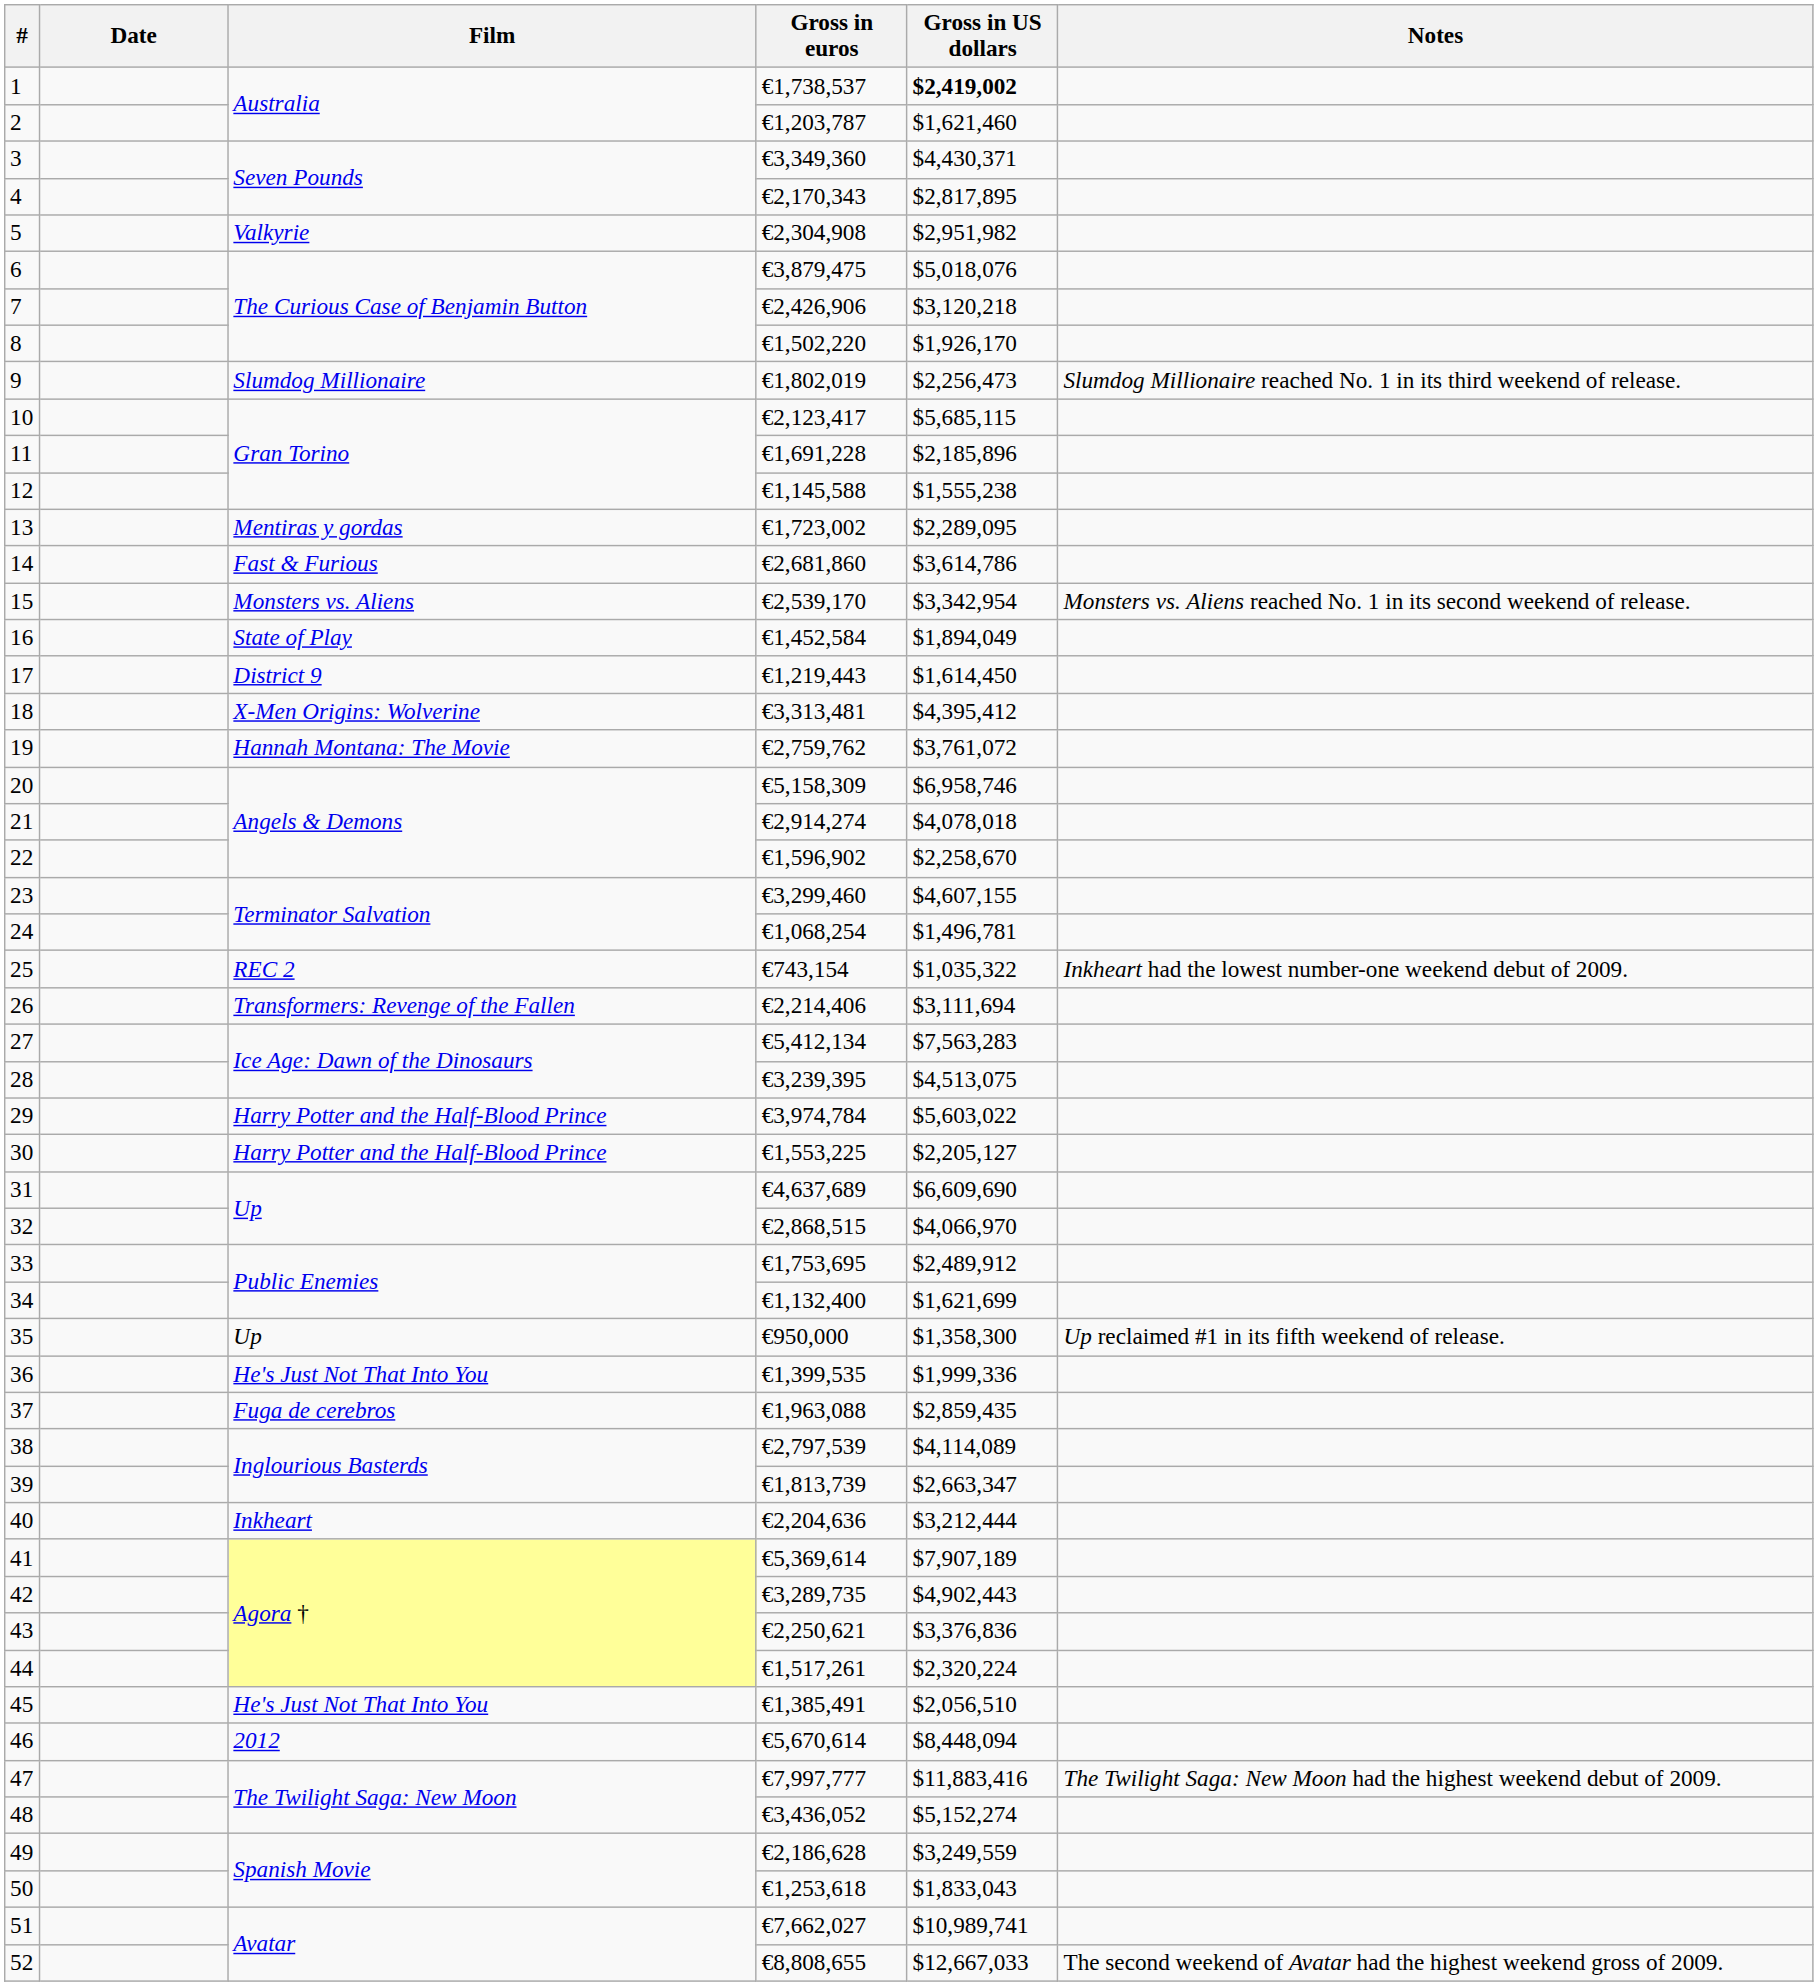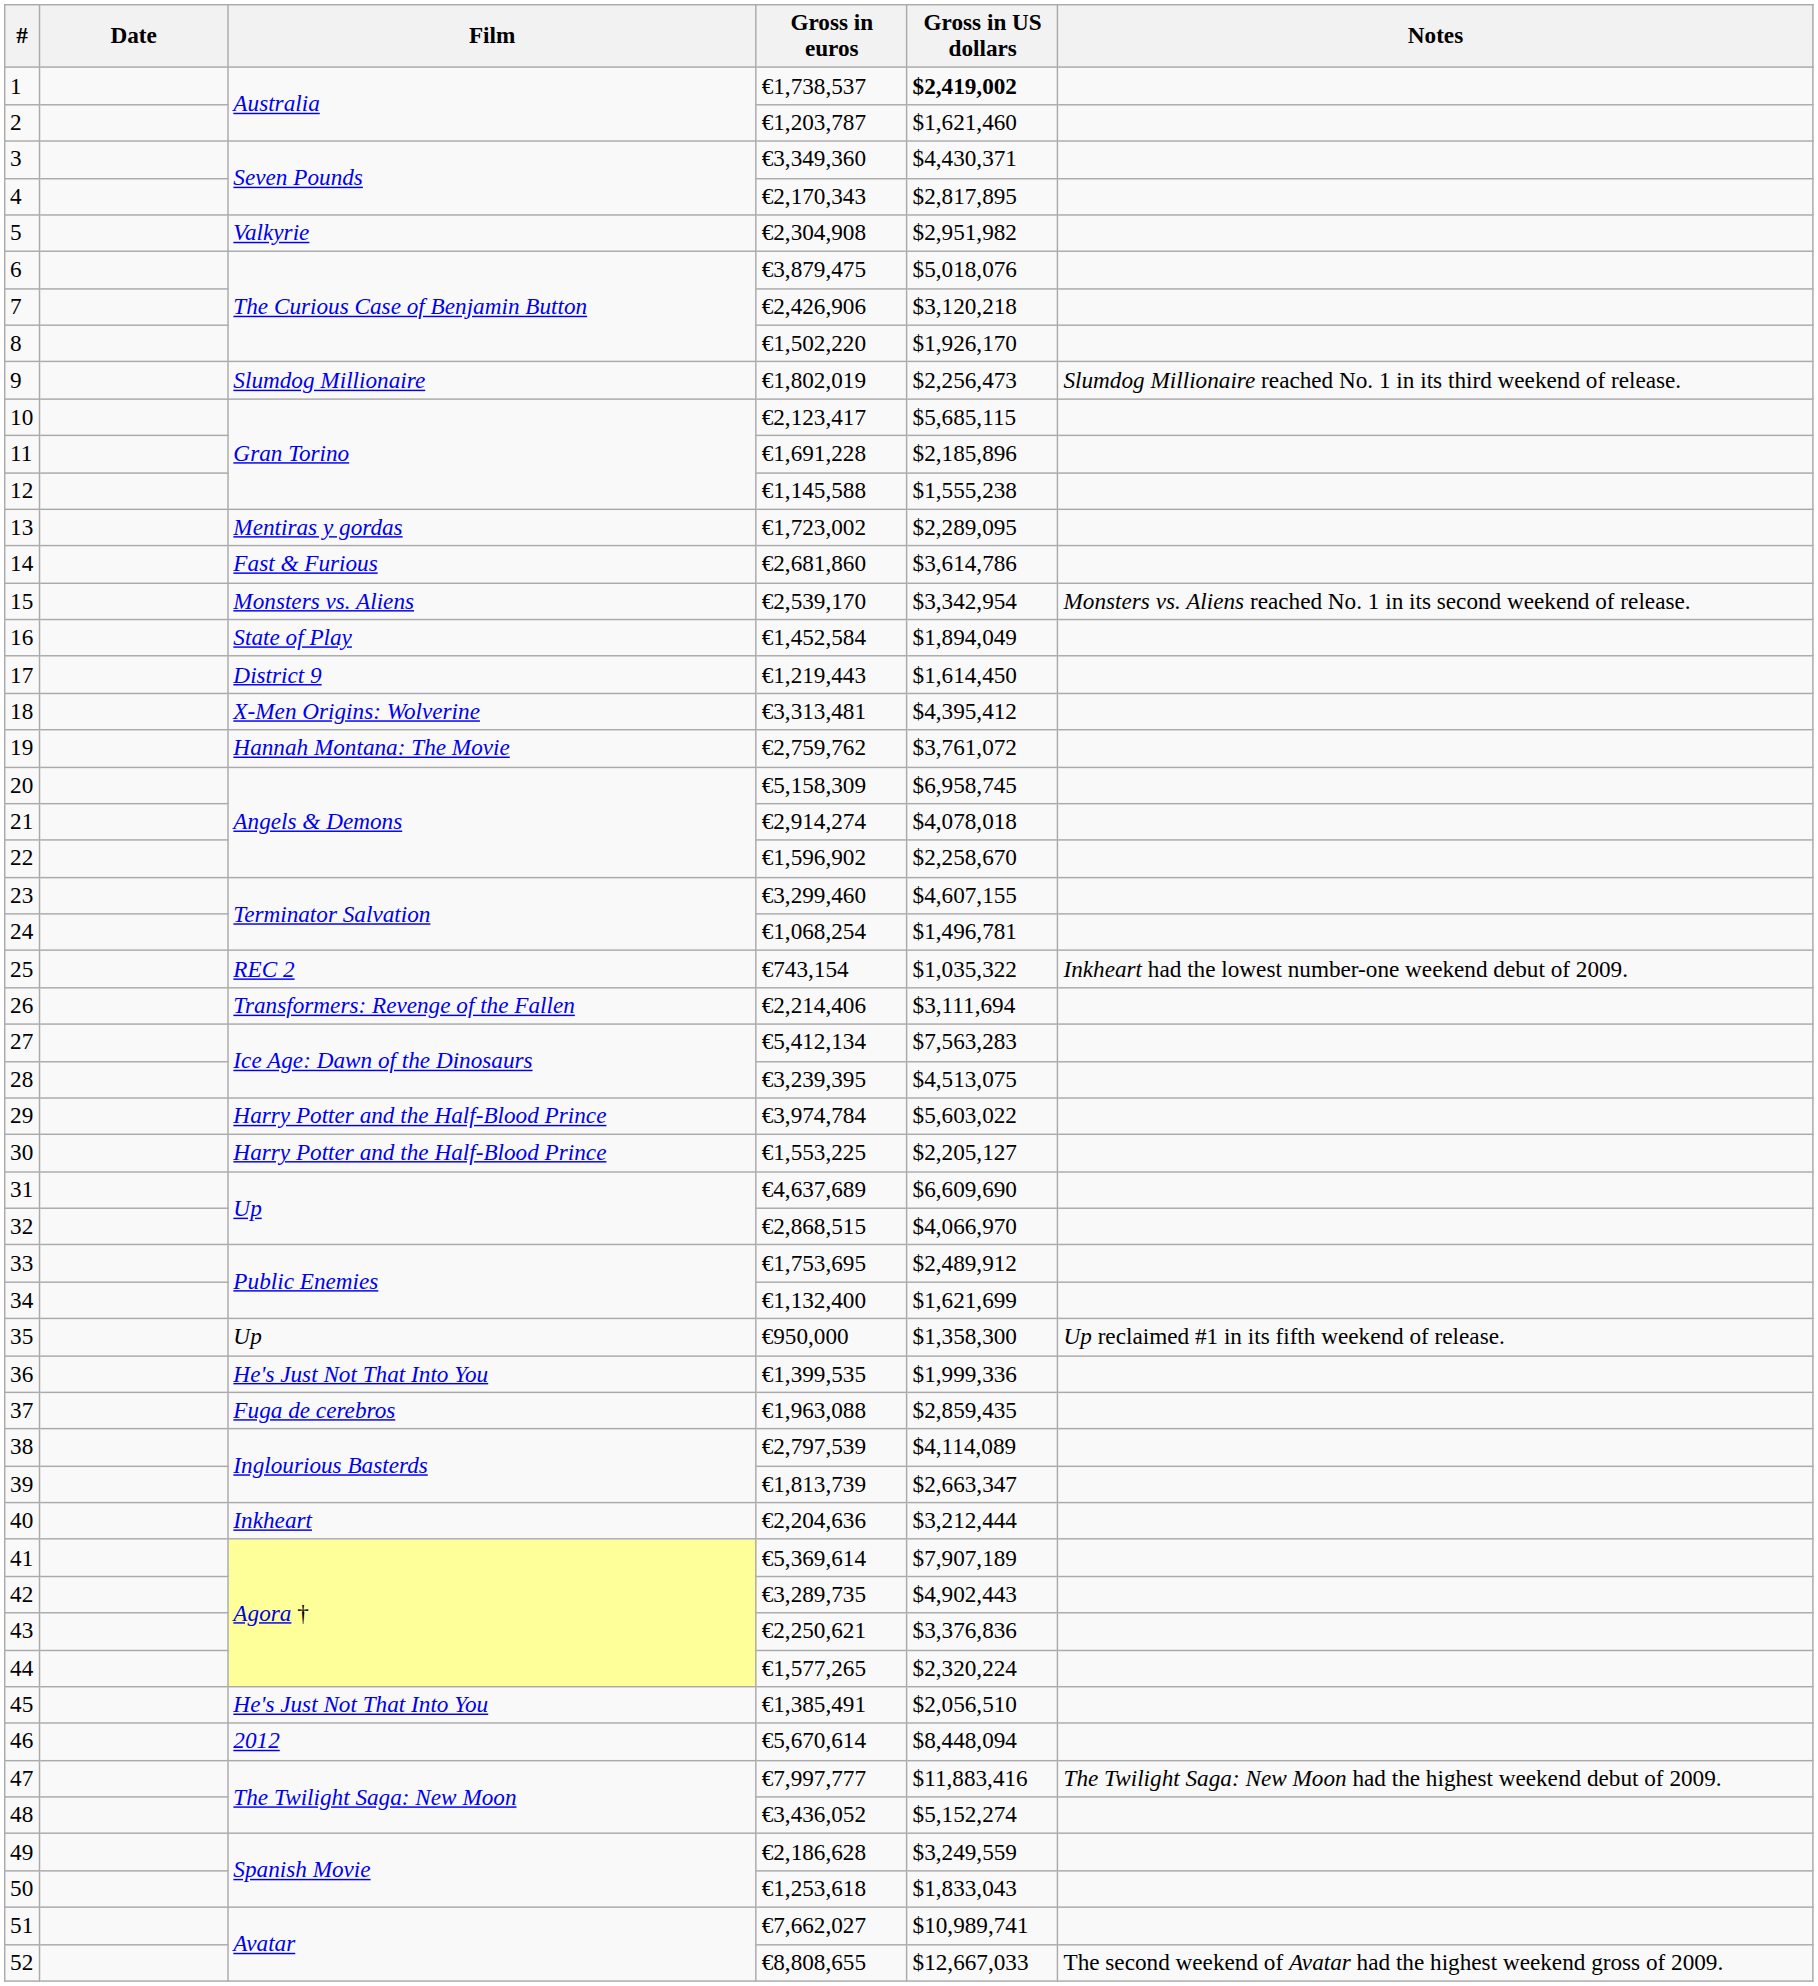(965, 784) $6,958,746 -> (965, 784) $6,958,745
(814, 1667) €1,517,261 -> (814, 1667) €1,577,265
